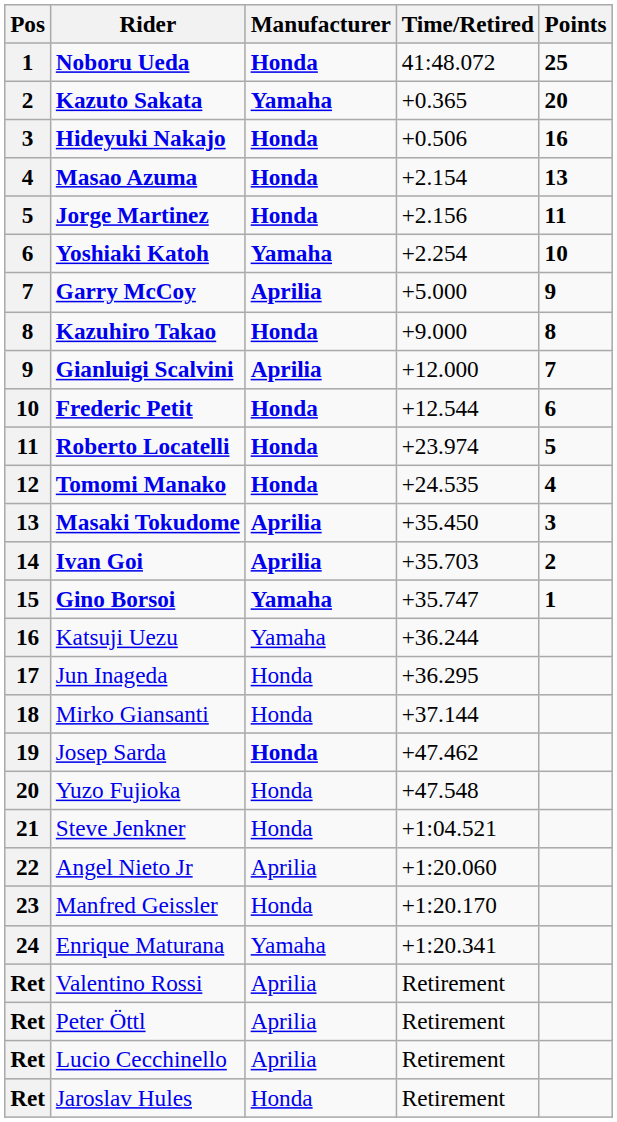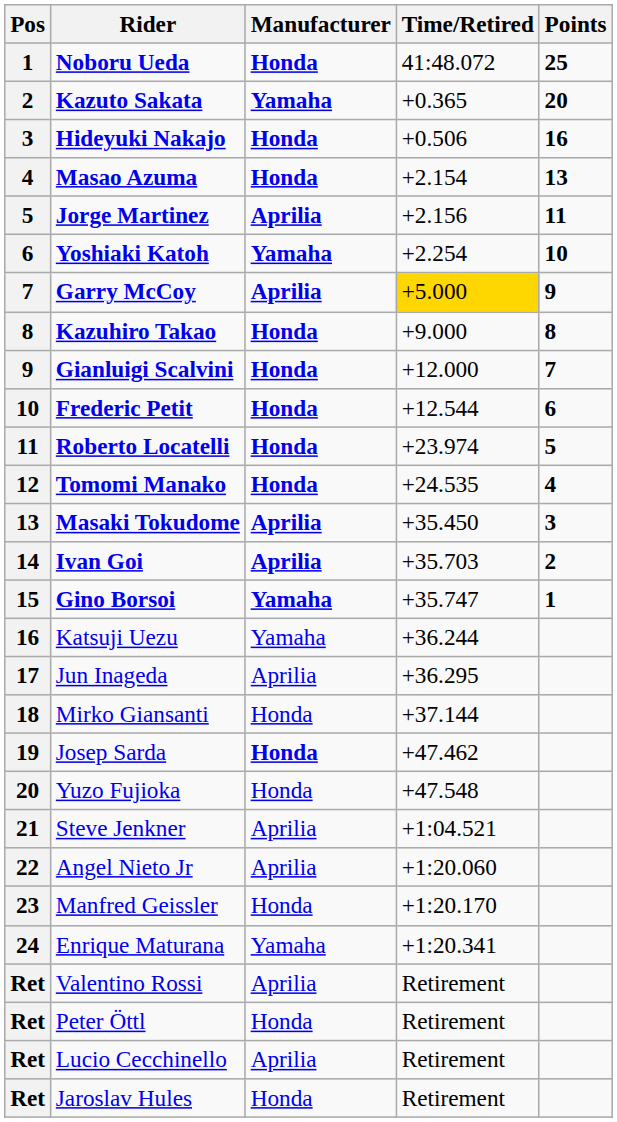(284, 215) Honda -> (286, 215) Aprilia
(434, 292) no background -> (434, 292) gold background
(286, 368) Aprilia -> (284, 368) Honda
(282, 675) Honda -> (284, 675) Aprilia
(282, 829) Honda -> (284, 829) Aprilia
(284, 1020) Aprilia -> (282, 1020) Honda
